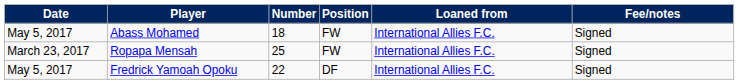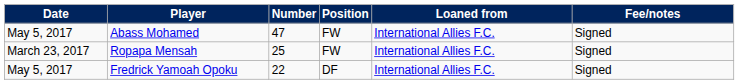(278, 33) 18 -> (278, 33) 47
